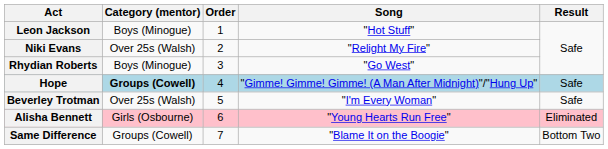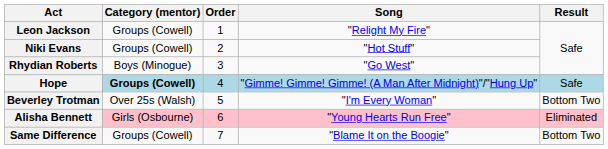(152, 30) Boys (Minogue) -> (152, 30) Groups (Cowell)
(389, 30) "Hot Stuff" -> (389, 30) "Relight My Fire"
(152, 48) Over 25s (Walsh) -> (152, 48) Groups (Cowell)
(389, 48) "Relight My Fire" -> (389, 48) "Hot Stuff"
(571, 100) Safe -> (571, 100) Bottom Two
